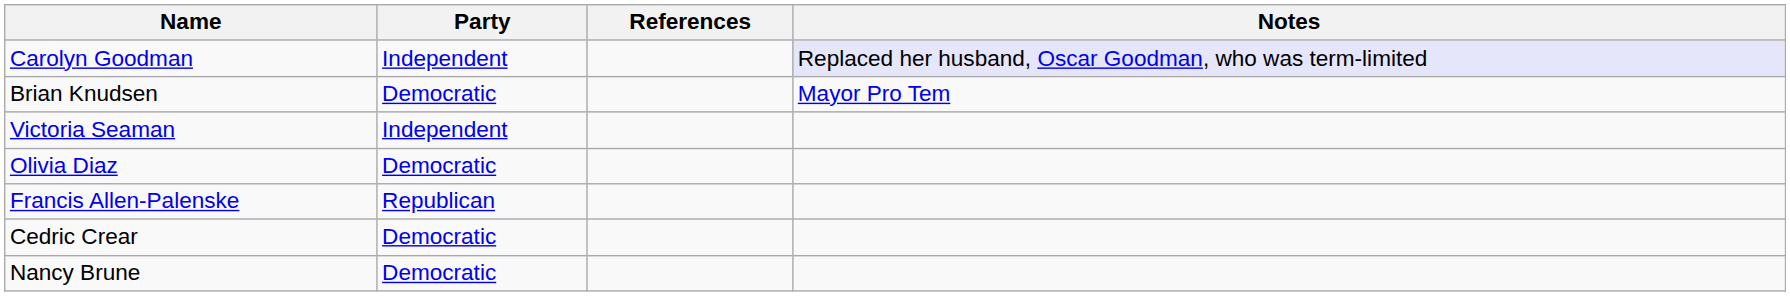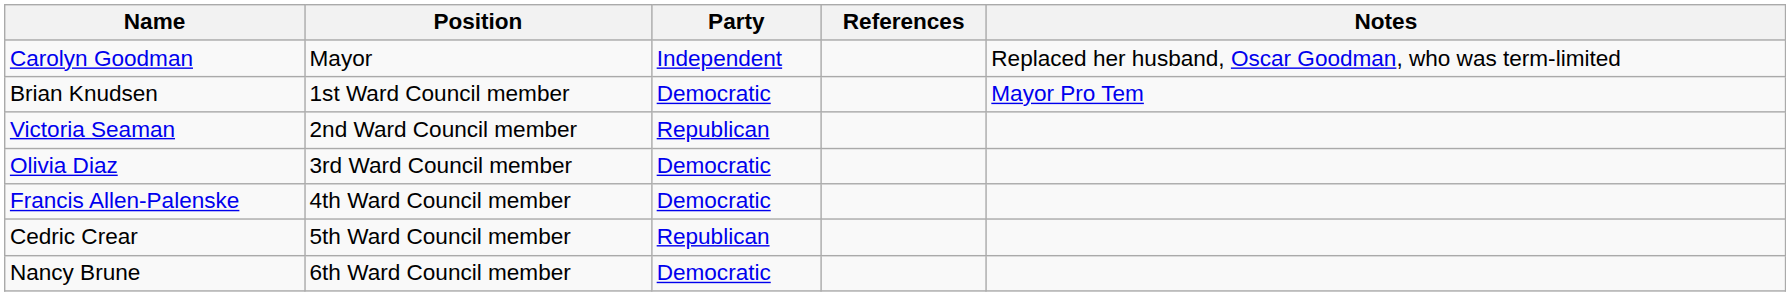+ column: (478, 22)
(1113, 58) lavender background -> (1306, 58) no background
(445, 129) Independent -> (713, 129) Republican
(439, 201) Republican -> (714, 201) Democratic
(439, 237) Democratic -> (713, 237) Republican
